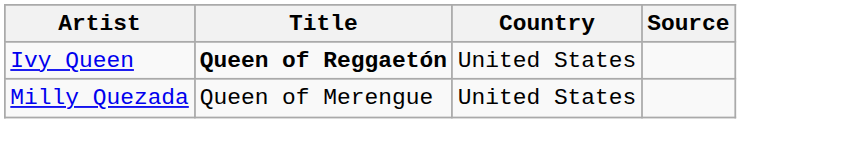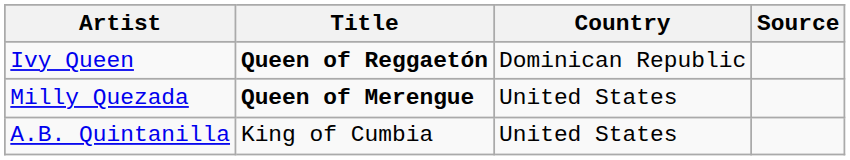(547, 61) United States -> (623, 61) Dominican Republic
(316, 98) normal -> (358, 98) bold
+ row: (120, 135)
